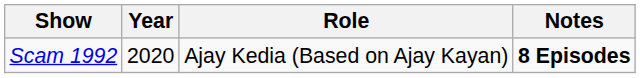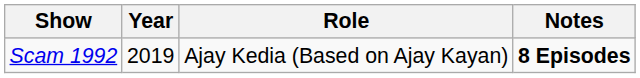(151, 55) 2020 -> (151, 55) 2019
